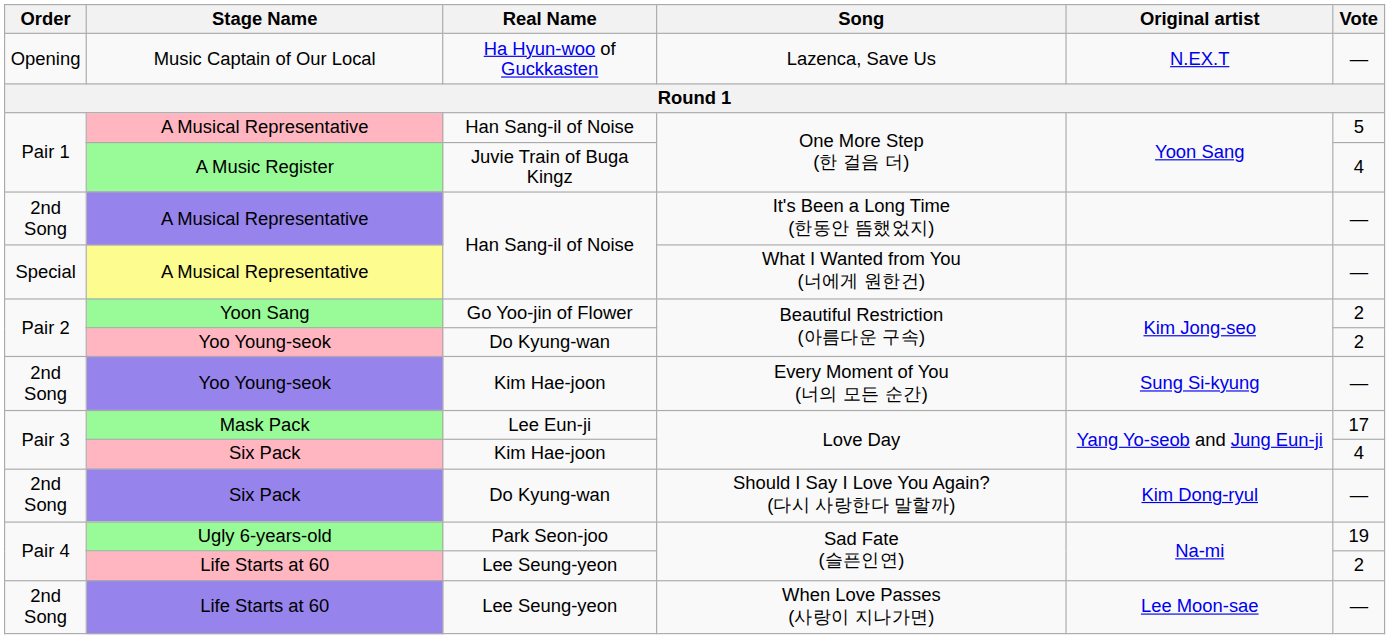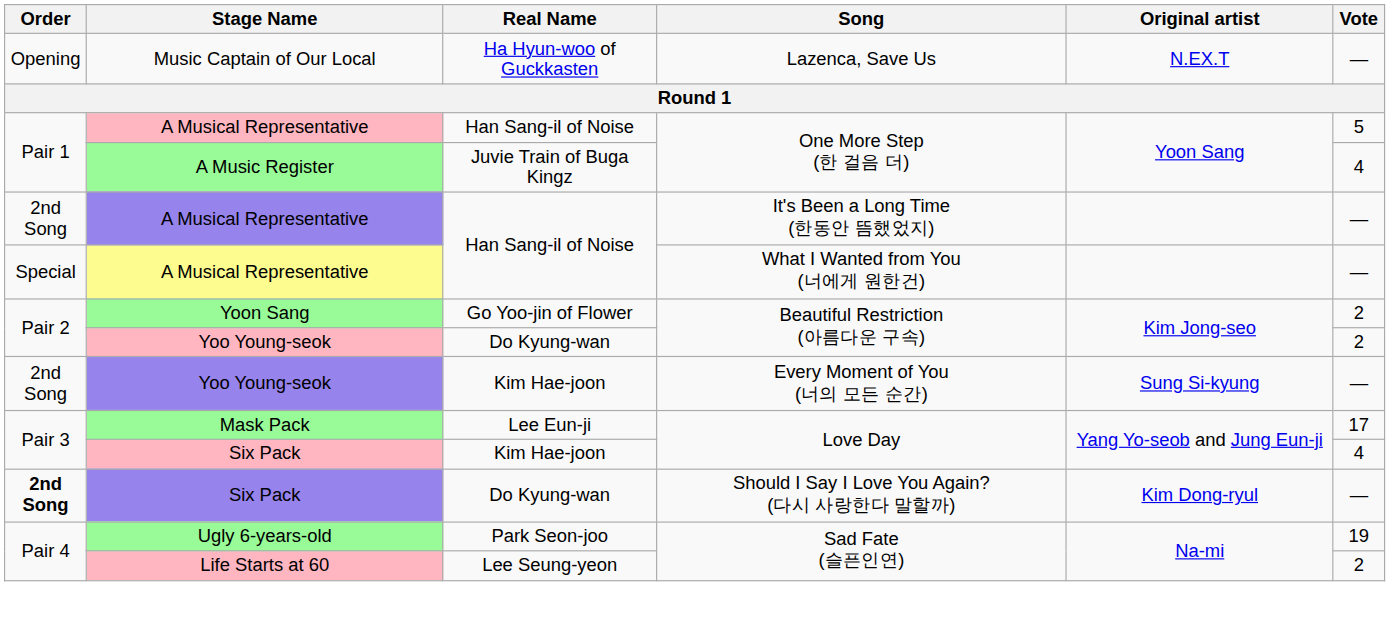(46, 495) normal -> (46, 495) bold
- row: (265, 606)
